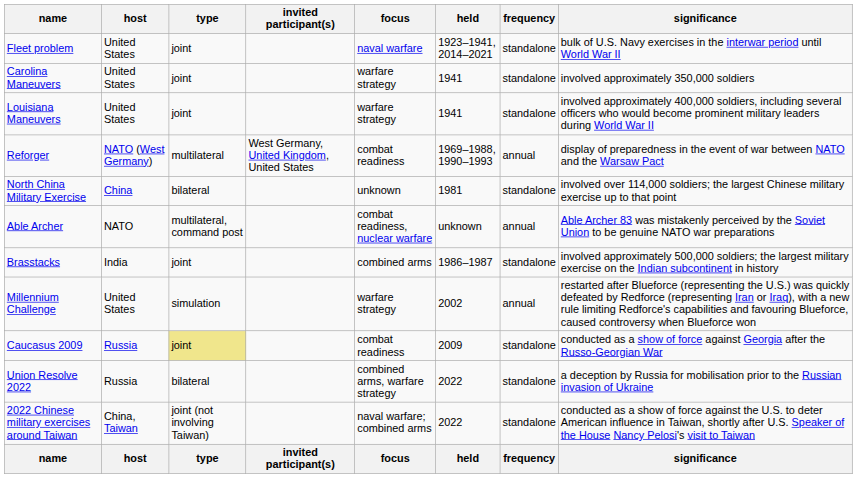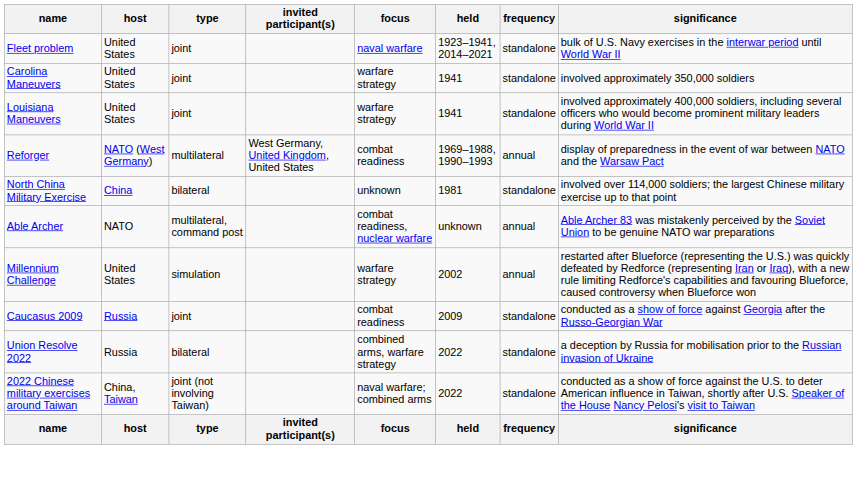- row: (33, 262)
(181, 345) khaki background -> (181, 316) no background
